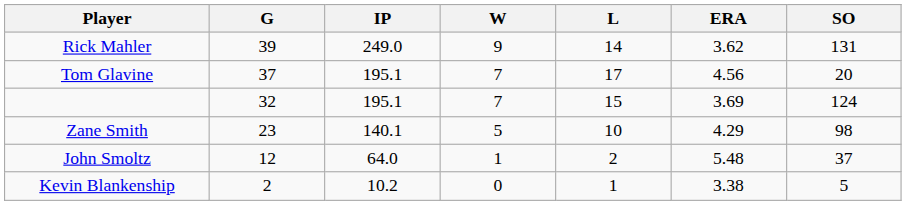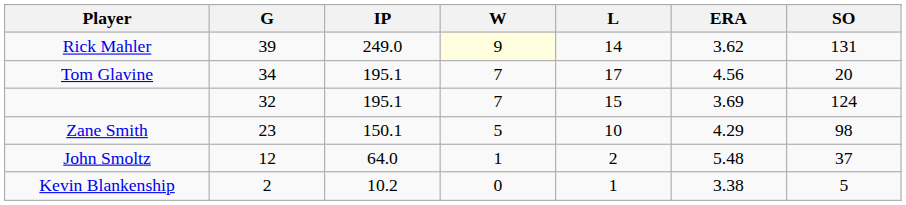(498, 46) no background -> (498, 46) lightyellow background
(267, 74) 37 -> (267, 74) 34
(383, 130) 140.1 -> (383, 130) 150.1
